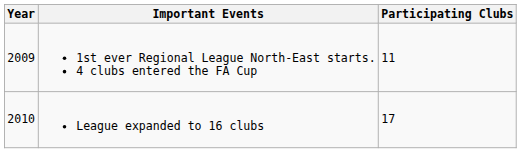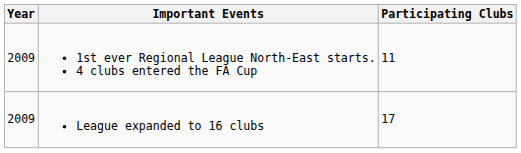(21, 120) 2010 -> (21, 120) 2009
